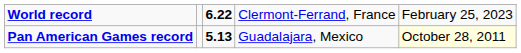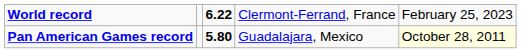(219, 36) 5.13 -> (219, 36) 5.80
